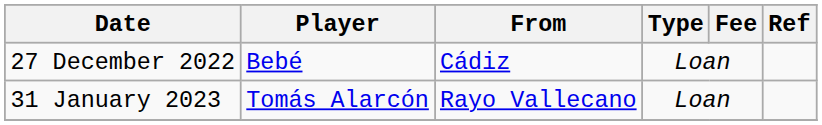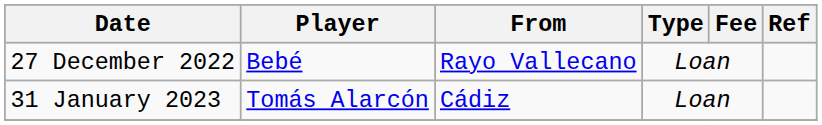(475, 62) Cádiz -> (538, 62) Rayo Vallecano
(538, 100) Rayo Vallecano -> (475, 100) Cádiz
